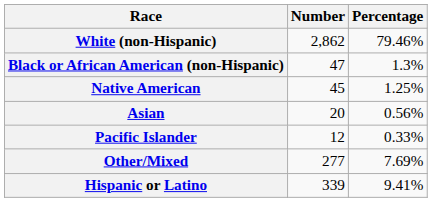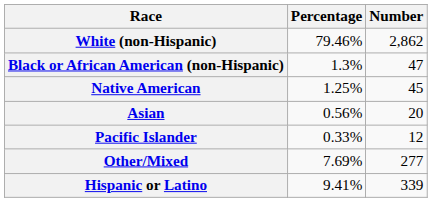columns swapped: (318, 16) <-> (388, 16)
